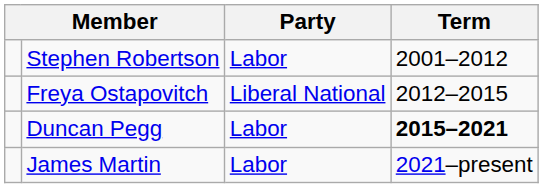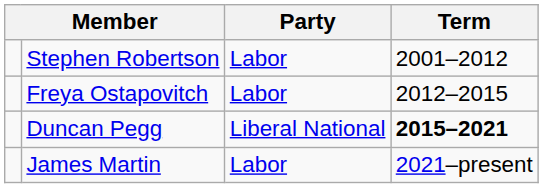(308, 93) Liberal National -> (258, 93) Labor
(258, 128) Labor -> (308, 128) Liberal National
